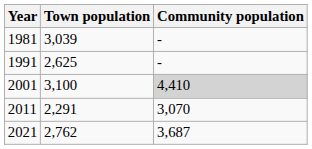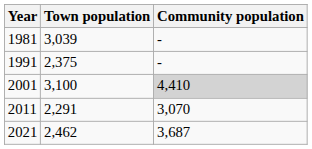(61, 62) 2,625 -> (61, 62) 2,375
(61, 132) 2,762 -> (61, 132) 2,462
